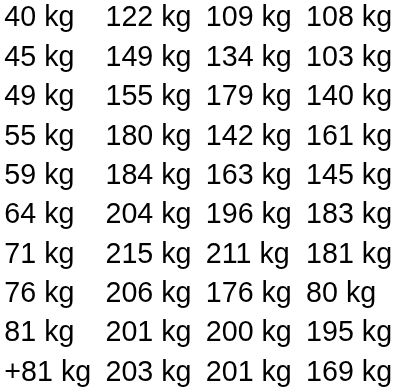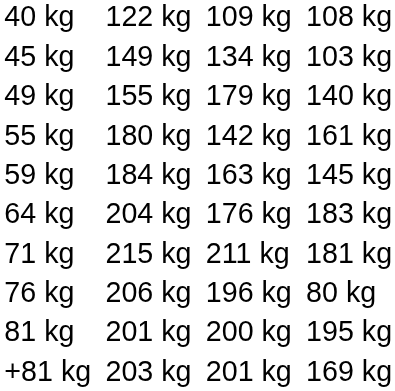(249, 213) 196 kg -> (249, 213) 176 kg
(249, 292) 176 kg -> (249, 292) 196 kg
